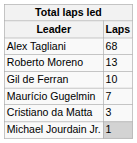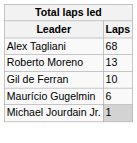(108, 96) 7 -> (108, 96) 6
- row: (50, 113)
